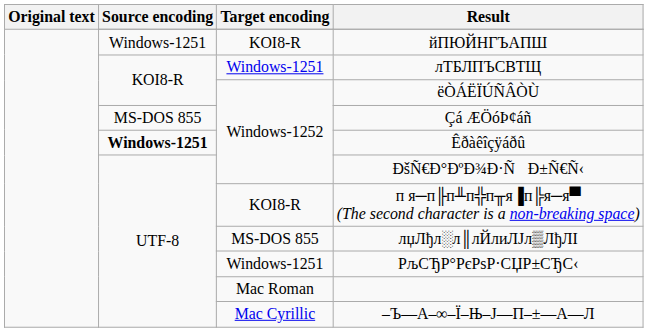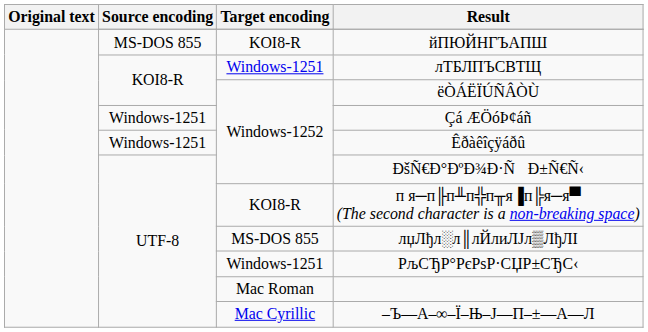(158, 42) Windows-1251 -> (158, 42) MS-DOS 855
(158, 117) MS-DOS 855 -> (158, 117) Windows-1251
(158, 142) bold -> (158, 142) normal
